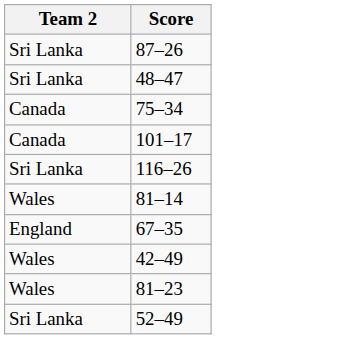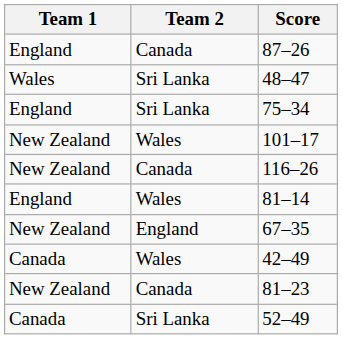+ column: (68, 19)
(46, 49) Sri Lanka -> (164, 49) Canada
(37, 109) Canada -> (173, 109) Sri Lanka
(37, 139) Canada -> (158, 139) Wales
(46, 169) Sri Lanka -> (164, 169) Canada
(32, 288) Wales -> (164, 288) Canada
